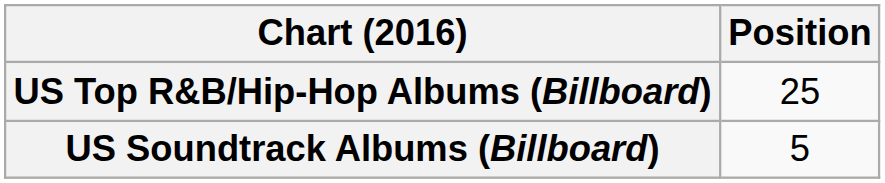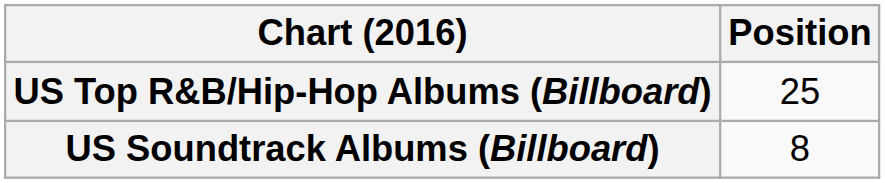(800, 148) 5 -> (800, 148) 8
